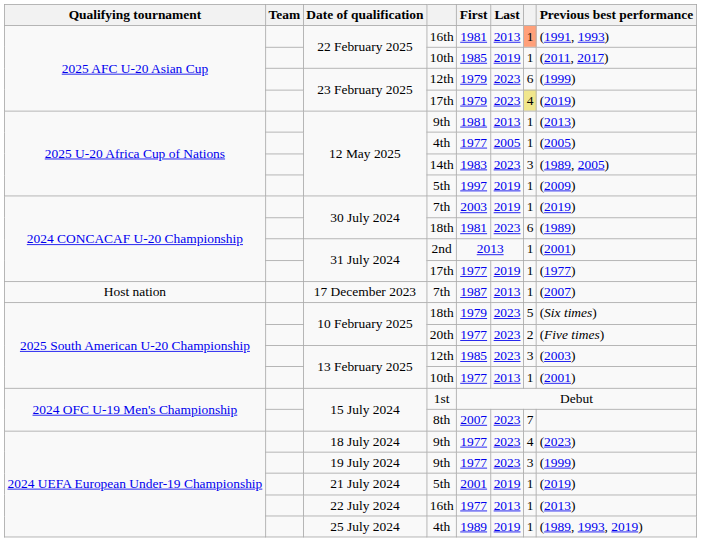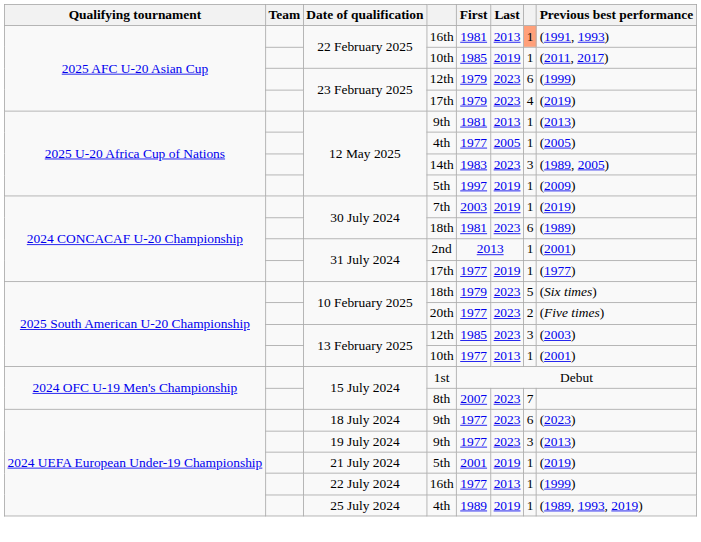(530, 100) khaki background -> (530, 100) no background
- row: (365, 292)
(530, 441) 4 -> (530, 420) 6
(558, 462) (1999) -> (558, 441) (2013)
(558, 505) (2013) -> (558, 484) (1999)
